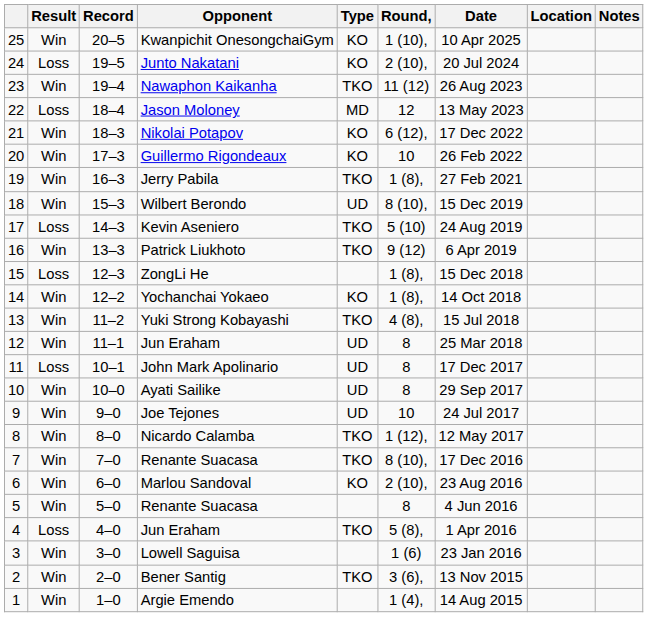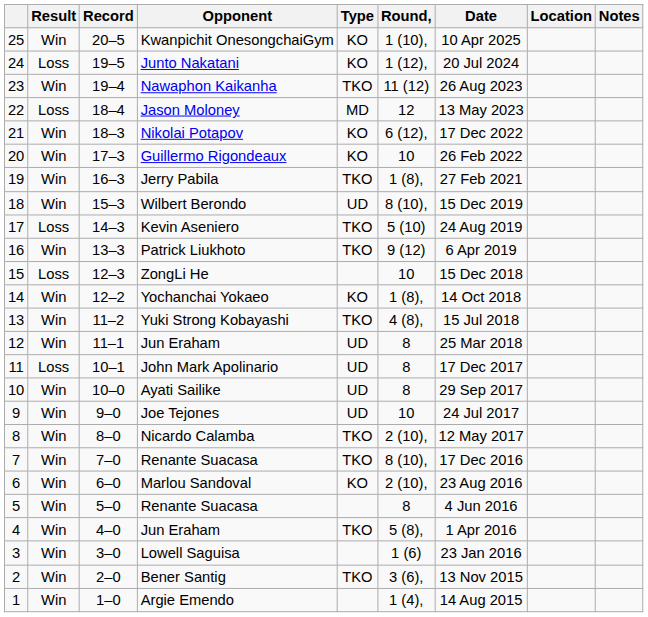(406, 63) 2 (10), -> (406, 63) 1 (12),
(406, 273) 1 (8), -> (406, 273) 10
(406, 436) 1 (12), -> (406, 436) 2 (10),
(54, 530) Loss -> (54, 530) Win
